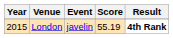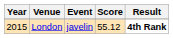(109, 27) 55.19 -> (109, 27) 55.12
